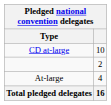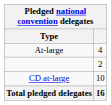rows swapped: (49, 50) <-> (49, 79)
